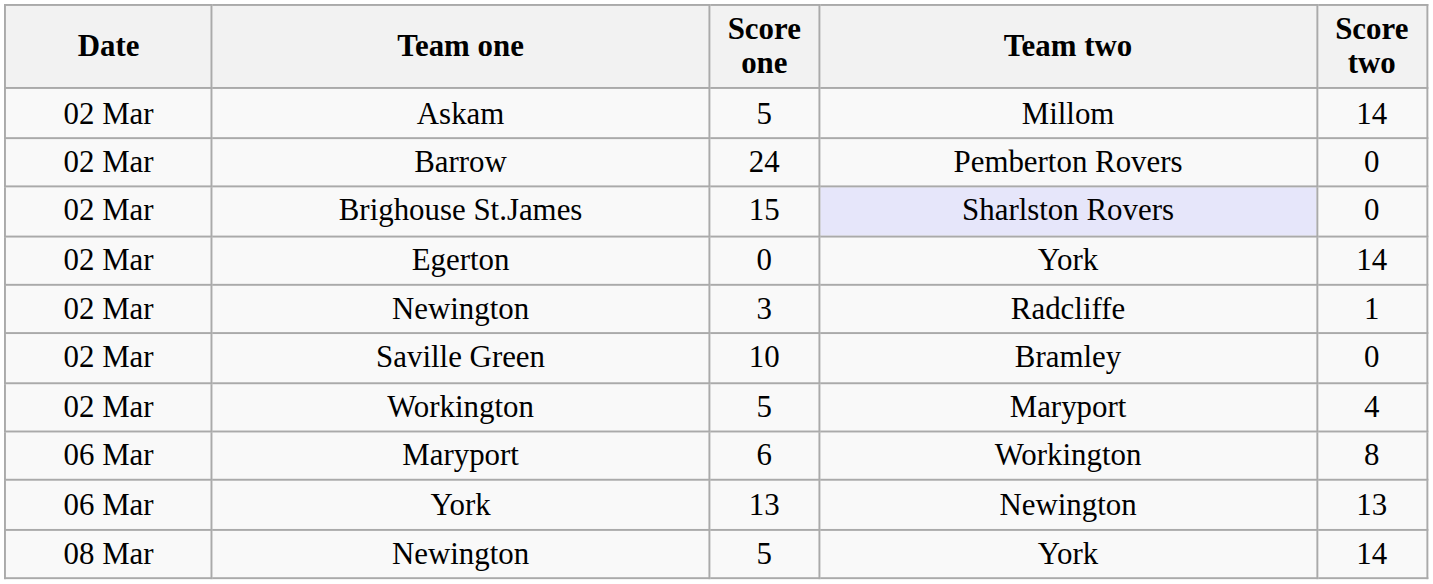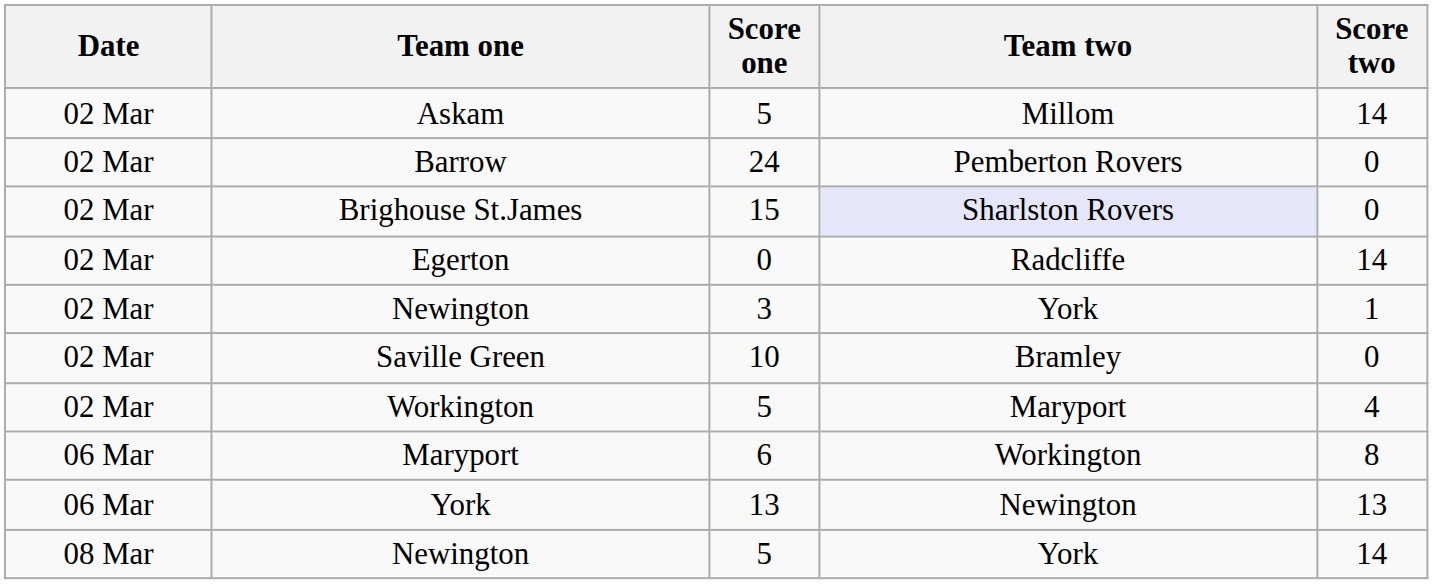(1068, 259) York -> (1068, 259) Radcliffe
(1068, 308) Radcliffe -> (1068, 308) York
